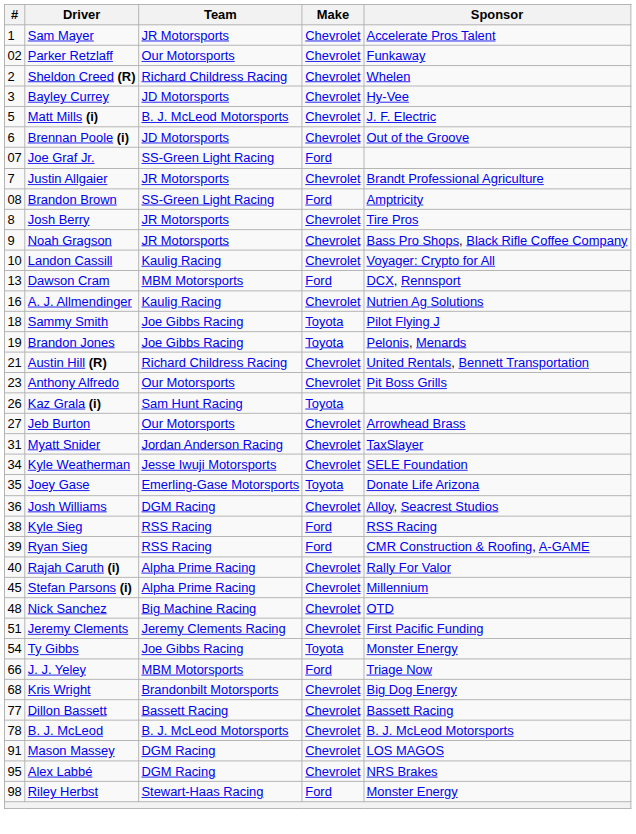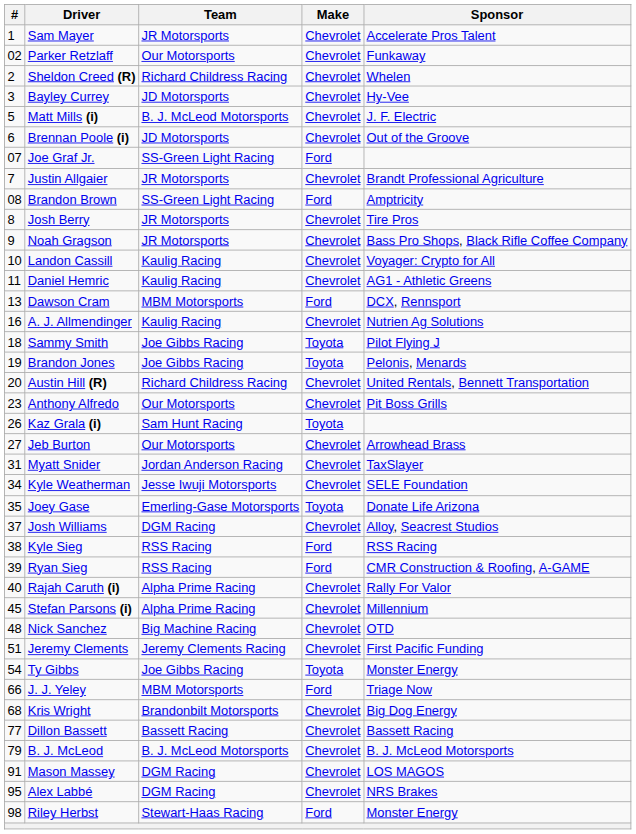+ row: (68, 281)
(15, 363) 21 -> (15, 383) 20
(15, 506) 36 -> (15, 526) 37
(15, 731) 78 -> (15, 751) 79
